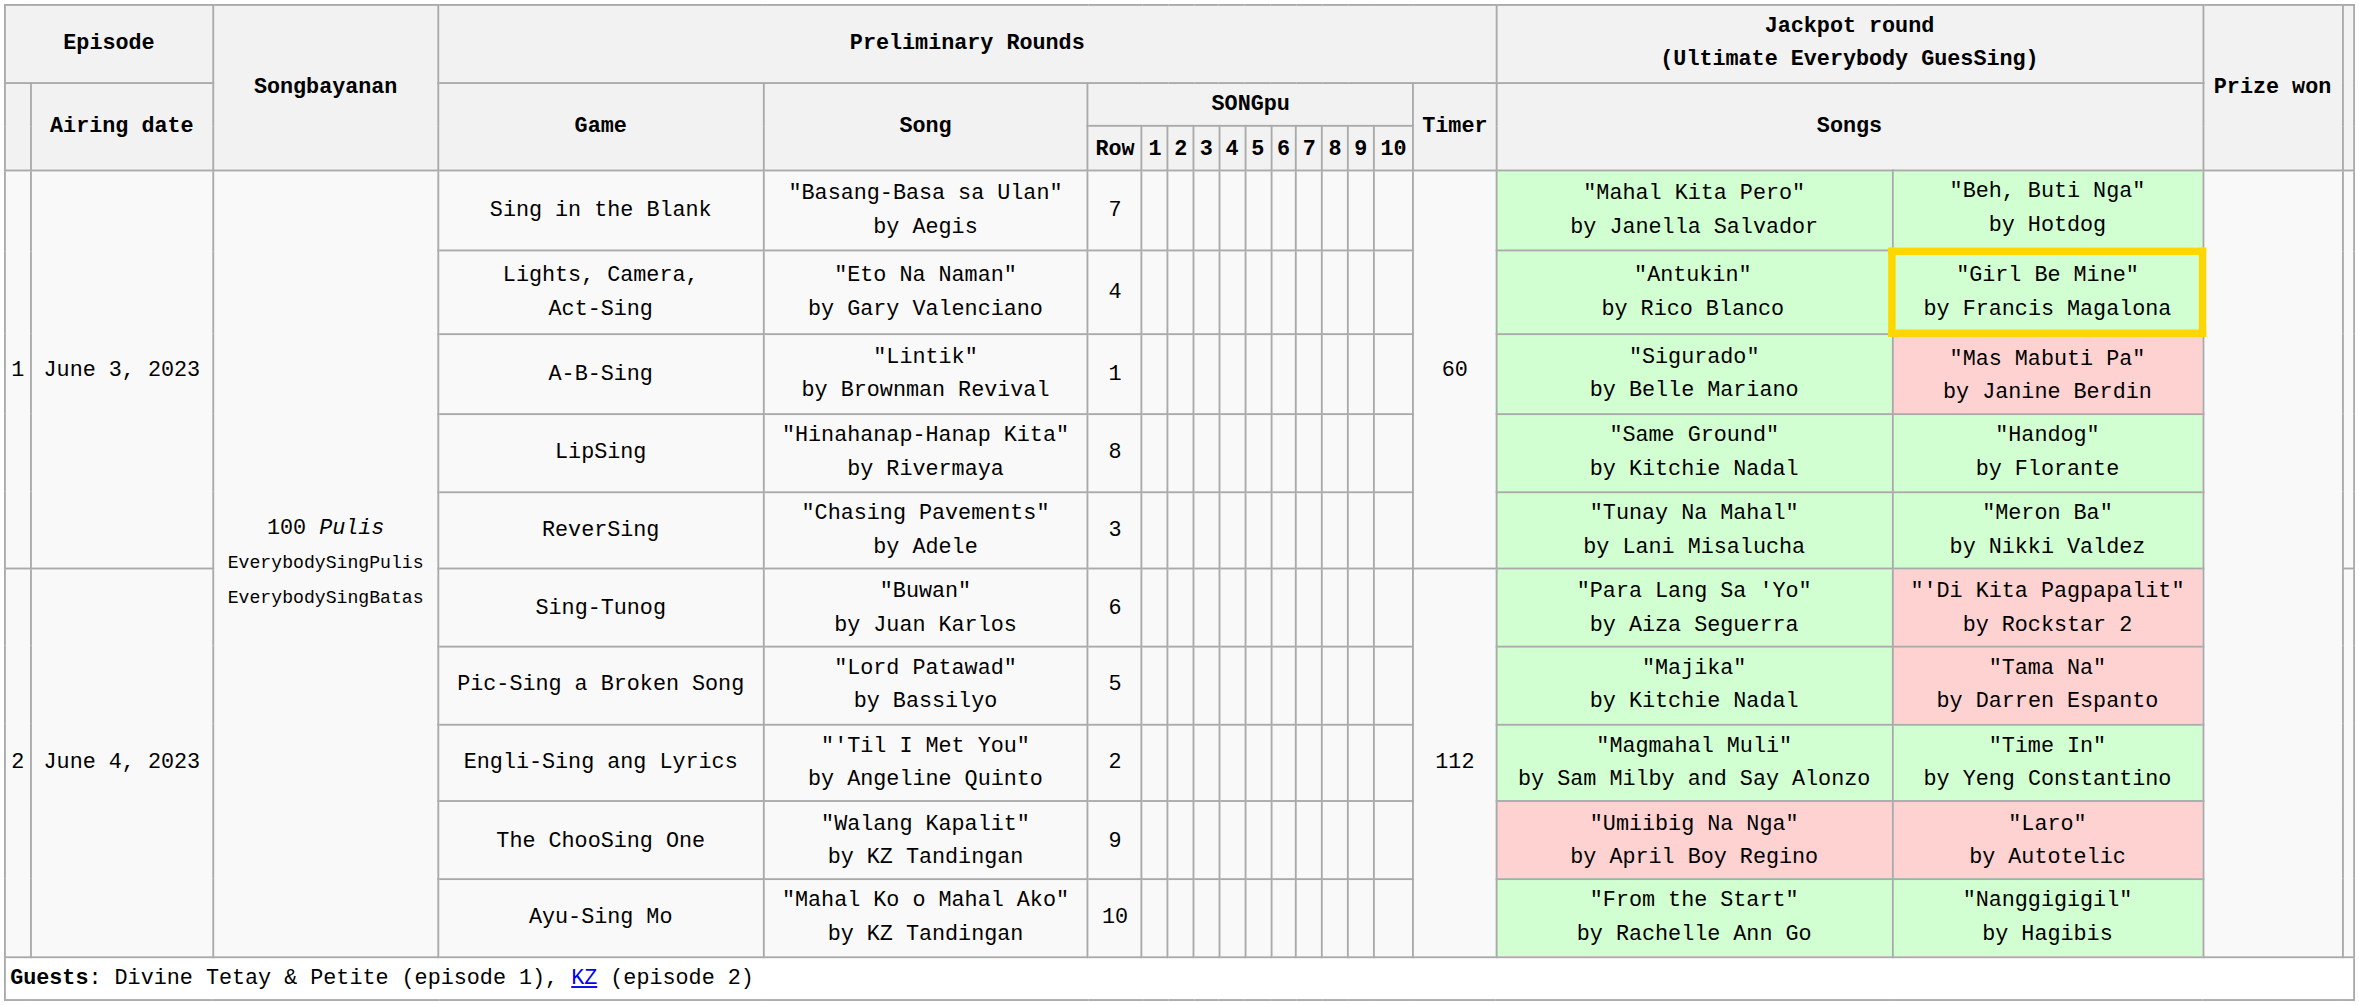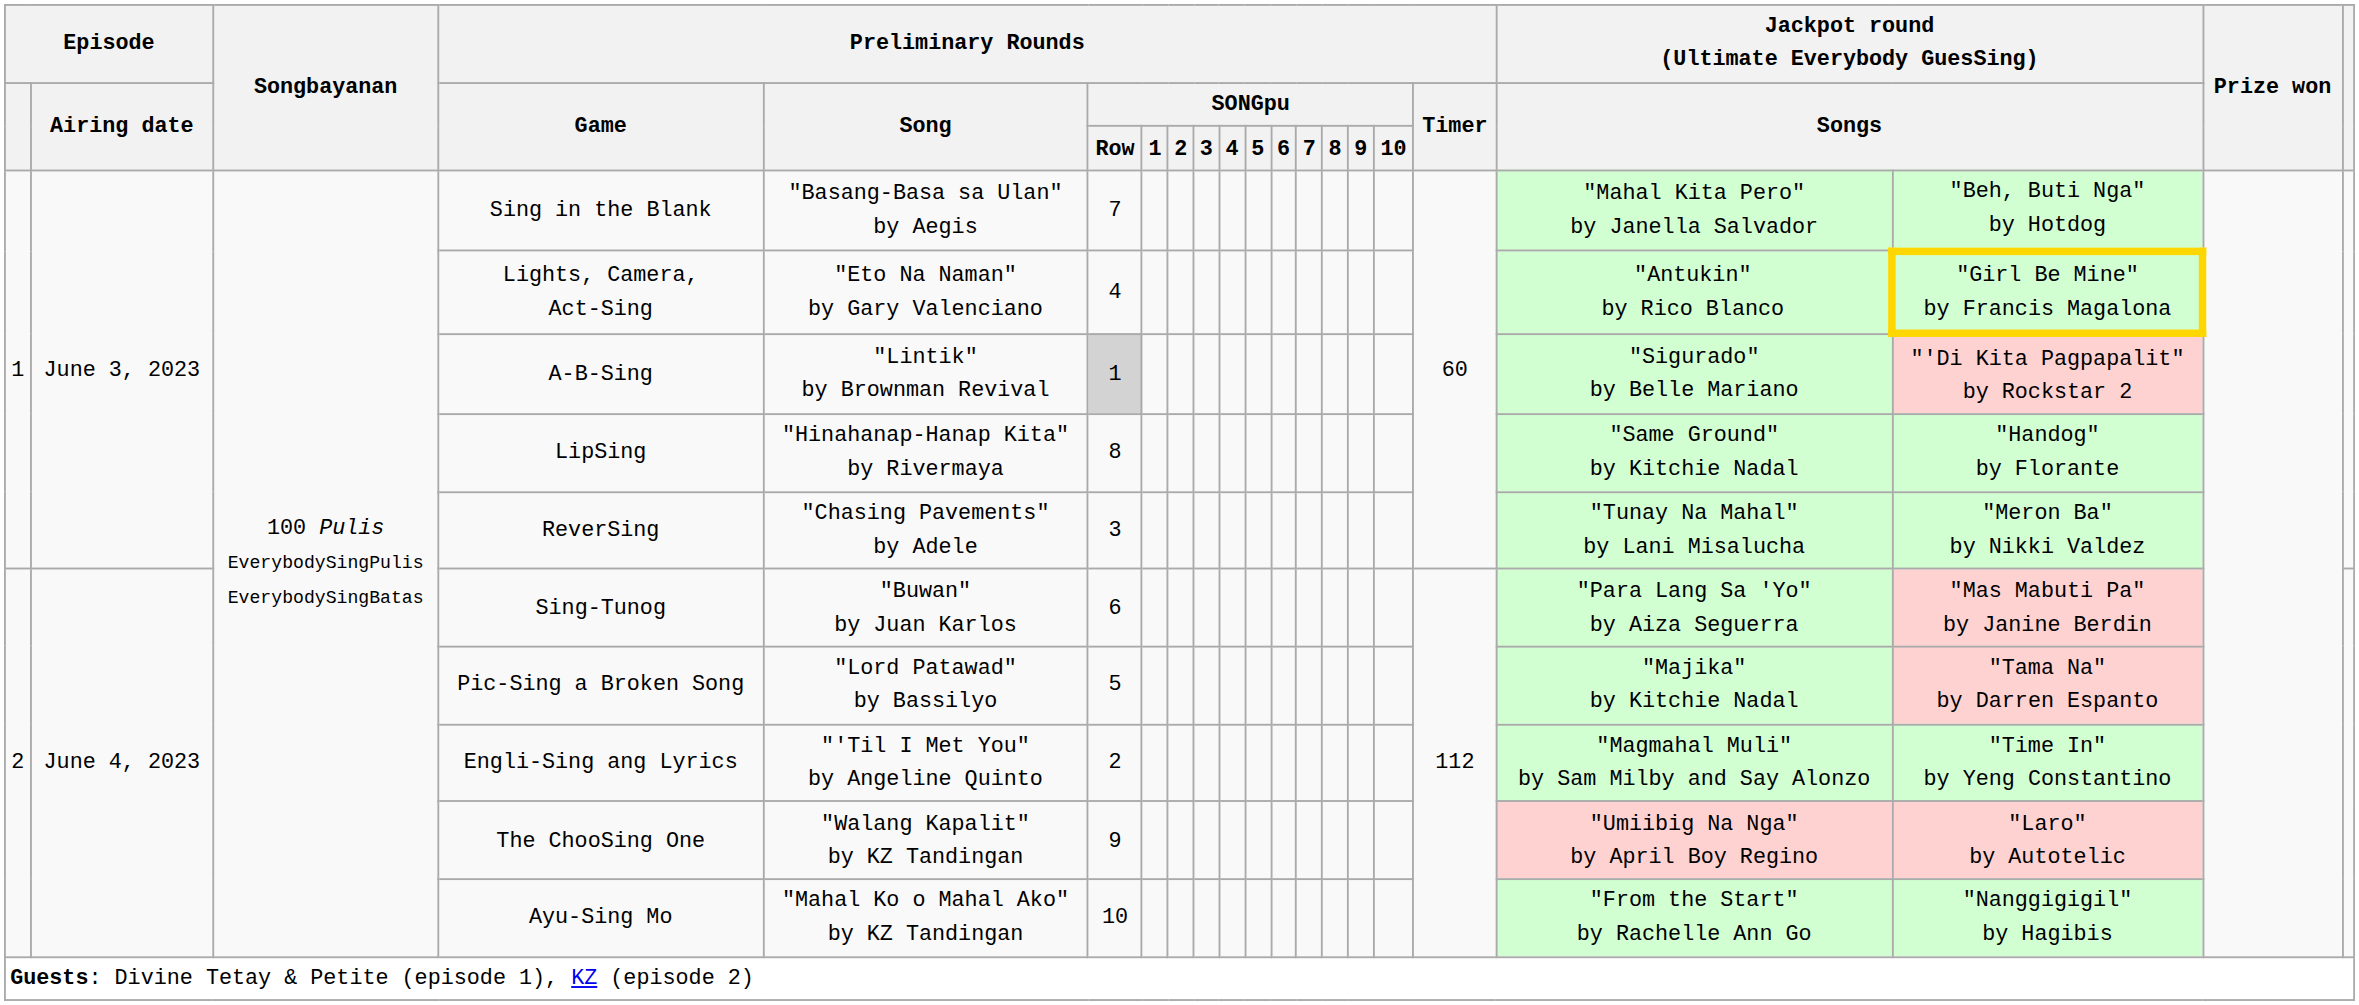(1115, 374) no background -> (1115, 374) lightgrey background
(2047, 375) "Mas Mabuti Pa" by Janine Berdin -> (2047, 375) "'Di Kita Pagpapalit" by Rockstar 2
(2047, 607) "'Di Kita Pagpapalit" by Rockstar 2 -> (2047, 607) "Mas Mabuti Pa" by Janine Berdin
